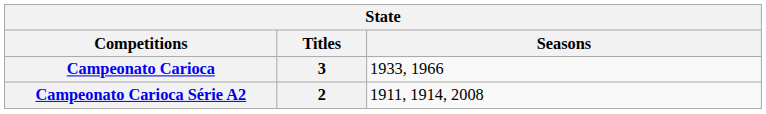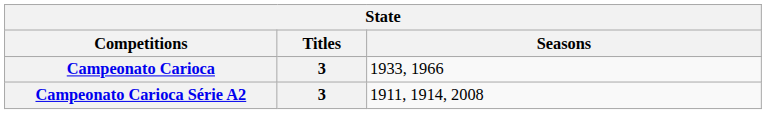(322, 95) 2 -> (322, 95) 3
